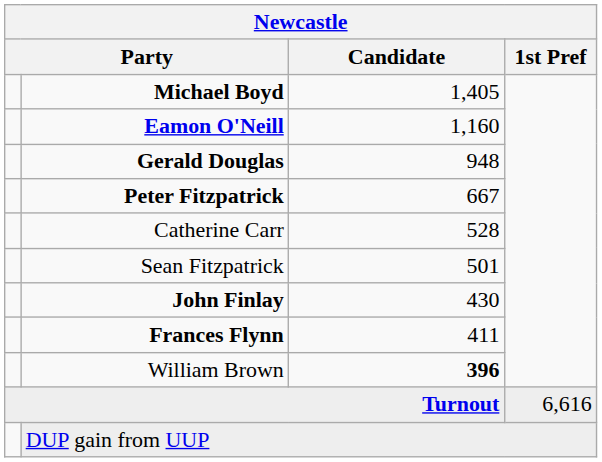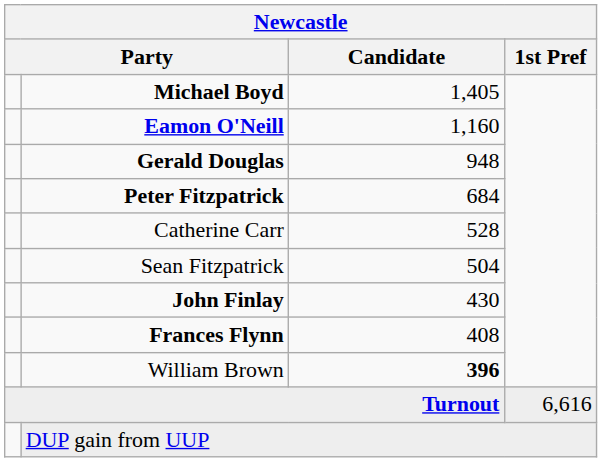(483, 195) 667 -> (483, 195) 684
(483, 265) 501 -> (483, 265) 504
(483, 334) 411 -> (483, 334) 408
